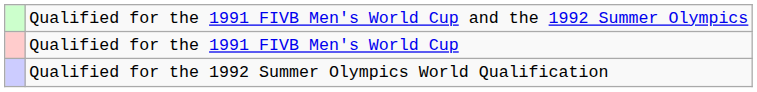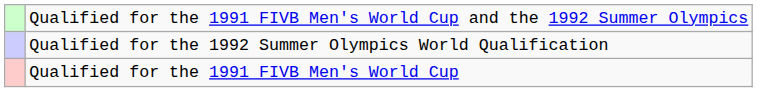rows swapped: (319, 72) <-> (244, 45)
